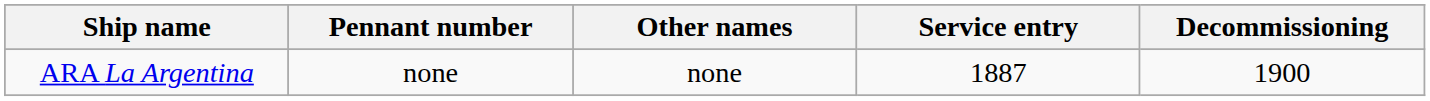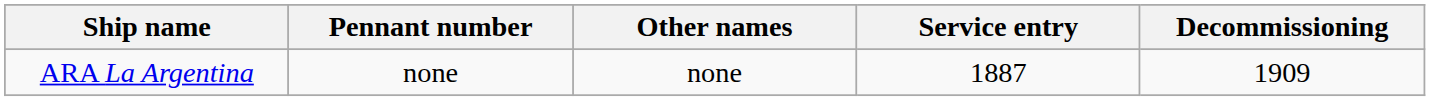(1282, 71) 1900 -> (1282, 71) 1909
